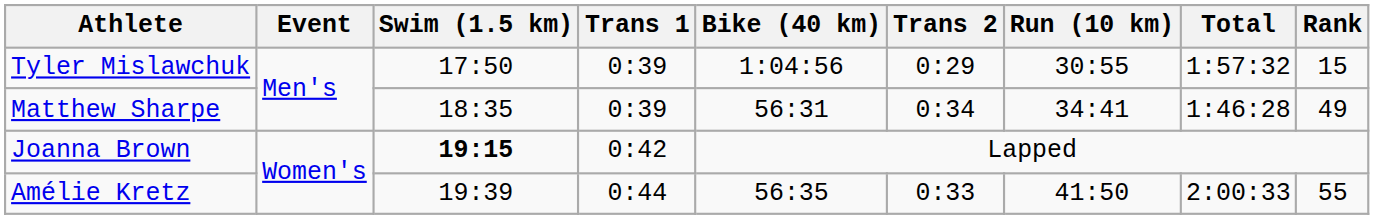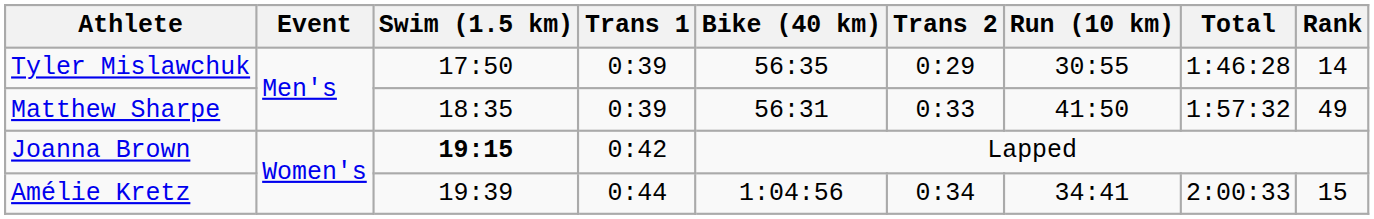(791, 68) 1:04:56 -> (791, 68) 56:35
(1238, 68) 1:57:32 -> (1238, 68) 1:46:28
(1333, 68) 15 -> (1333, 68) 14
(945, 109) 0:34 -> (945, 109) 0:33
(1092, 109) 34:41 -> (1092, 109) 41:50
(1238, 109) 1:46:28 -> (1238, 109) 1:57:32
(791, 193) 56:35 -> (791, 193) 1:04:56
(945, 193) 0:33 -> (945, 193) 0:34
(1092, 193) 41:50 -> (1092, 193) 34:41
(1333, 193) 55 -> (1333, 193) 15
